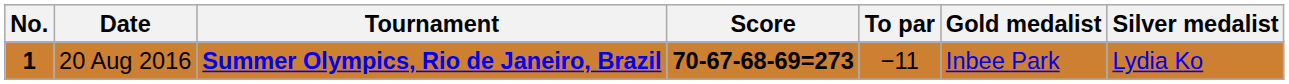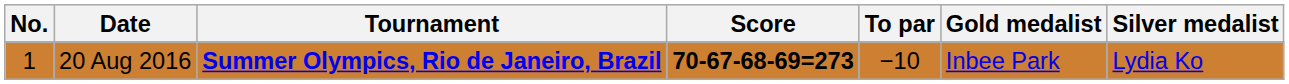(29, 61) bold -> (29, 61) normal
(900, 61) −11 -> (900, 61) −10
